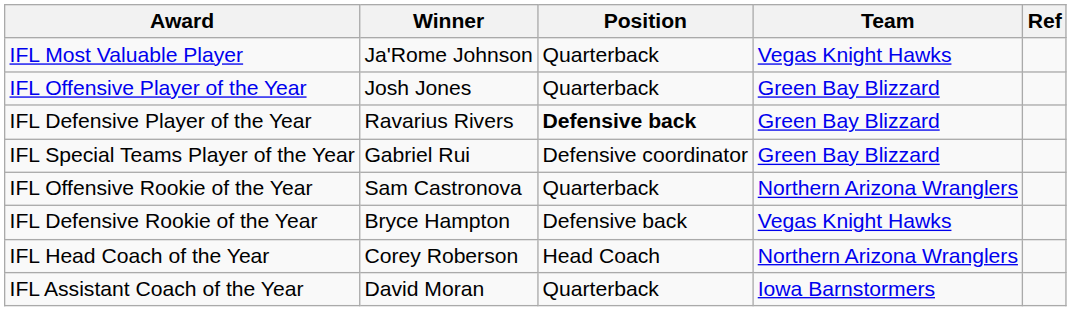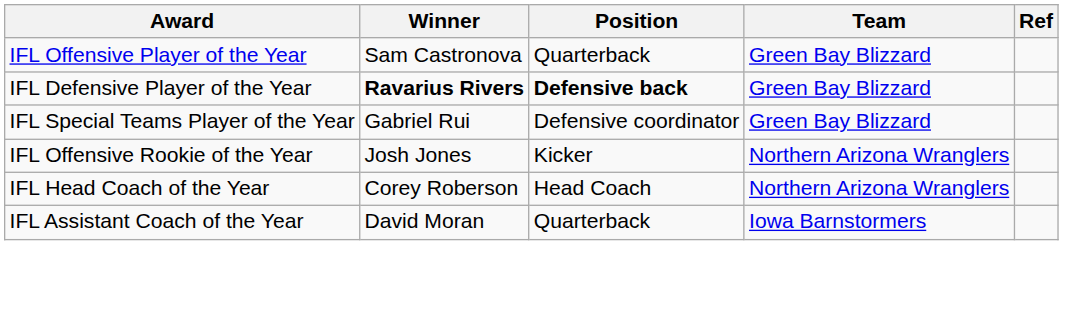- row: (126, 54)
(418, 88) Josh Jones -> (443, 54) Sam Castronova
(439, 121) normal -> (444, 88) bold
(443, 188) Sam Castronova -> (418, 155) Josh Jones
(601, 188) Quarterback -> (563, 155) Kicker
- row: (164, 222)
